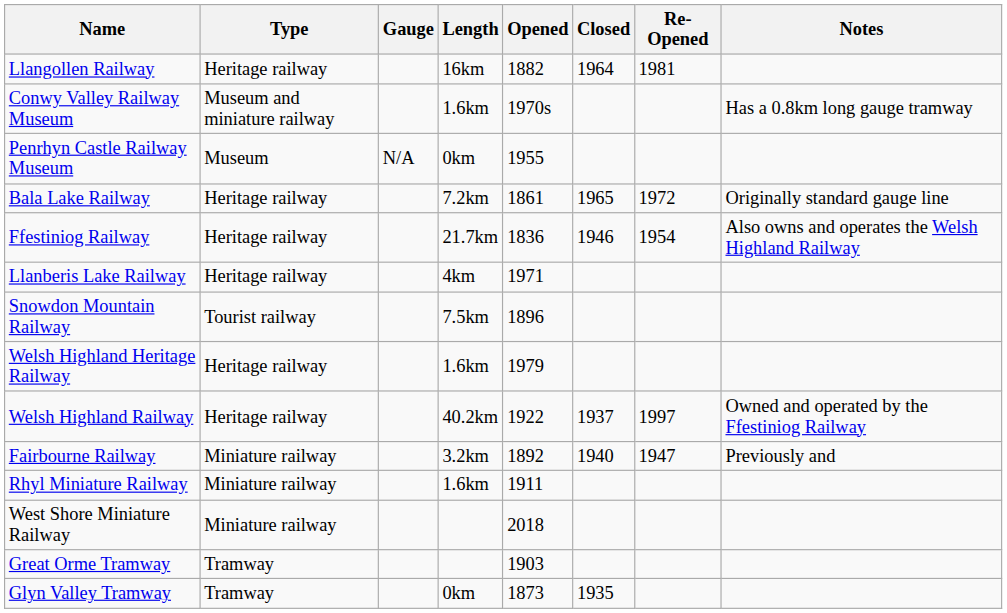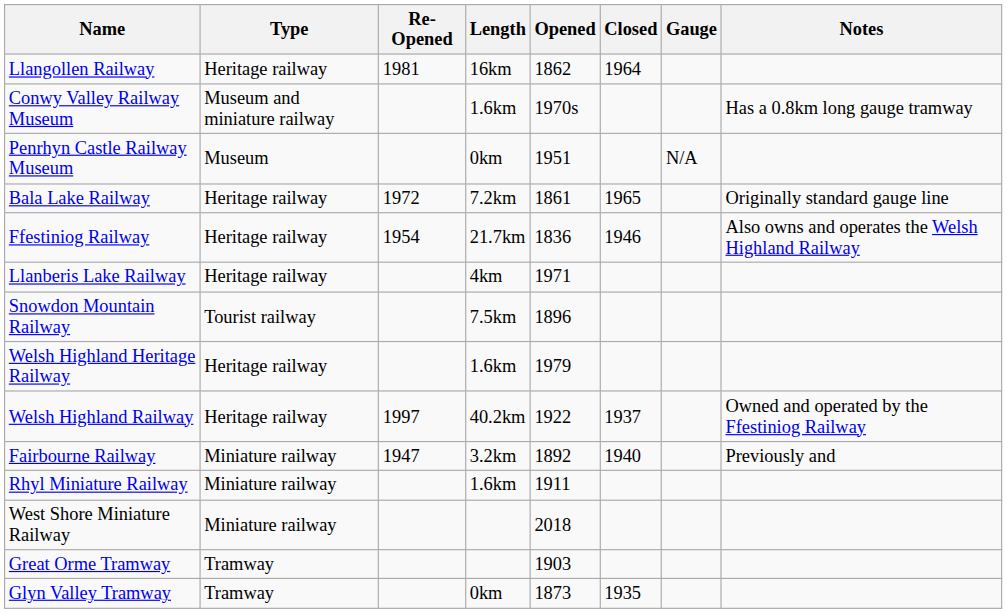columns swapped: (408, 29) <-> (678, 29)
(526, 68) 1882 -> (553, 68) 1862
(526, 158) 1955 -> (553, 158) 1951
